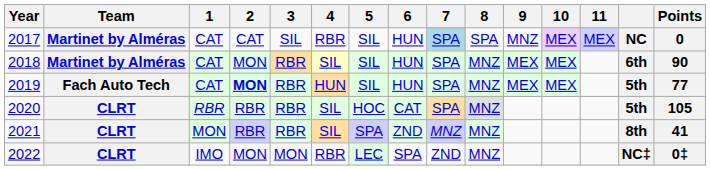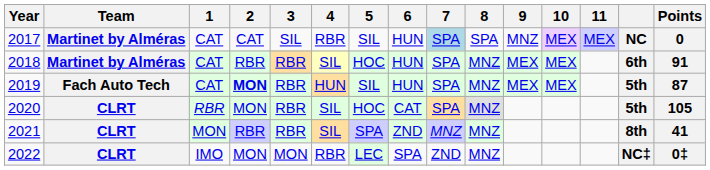(250, 62) MON -> (250, 62) RBR
(369, 62) SIL -> (369, 62) HOC
(680, 62) 90 -> (680, 62) 91
(680, 85) 77 -> (680, 85) 87
(250, 108) RBR -> (250, 108) MON
